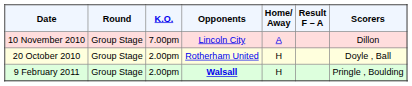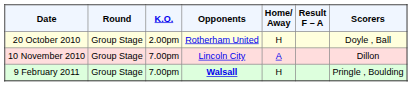rows swapped: (47, 56) <-> (47, 40)
(164, 72) 2.00pm -> (164, 72) 7.00pm
